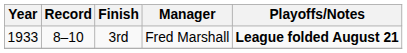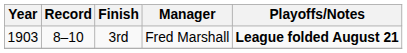(23, 37) 1933 -> (23, 37) 1903
